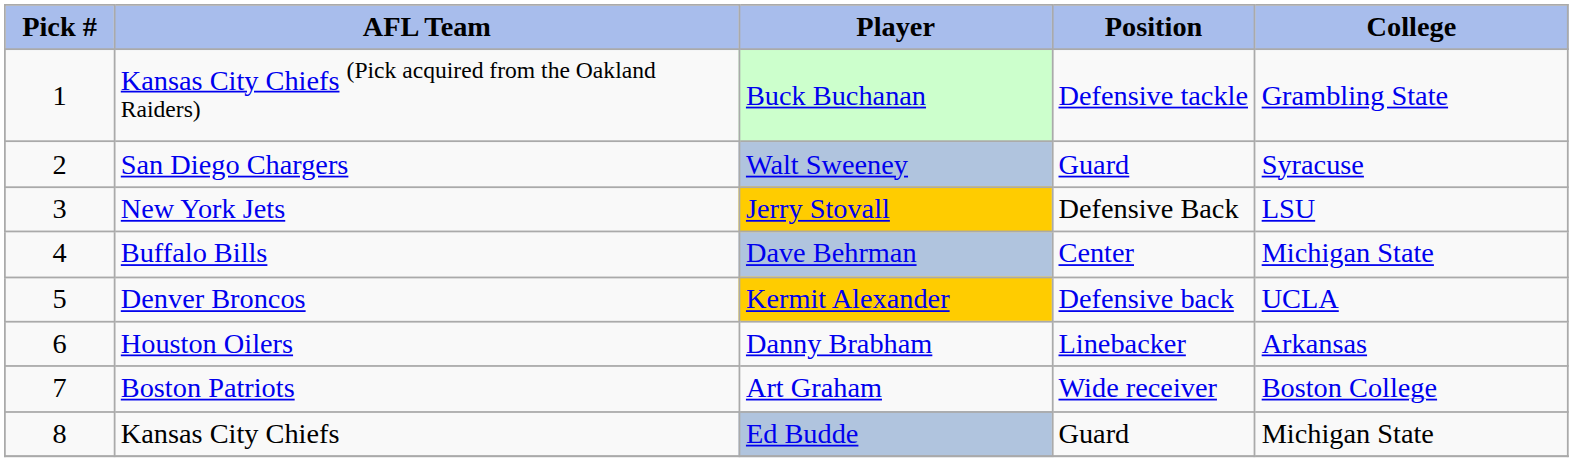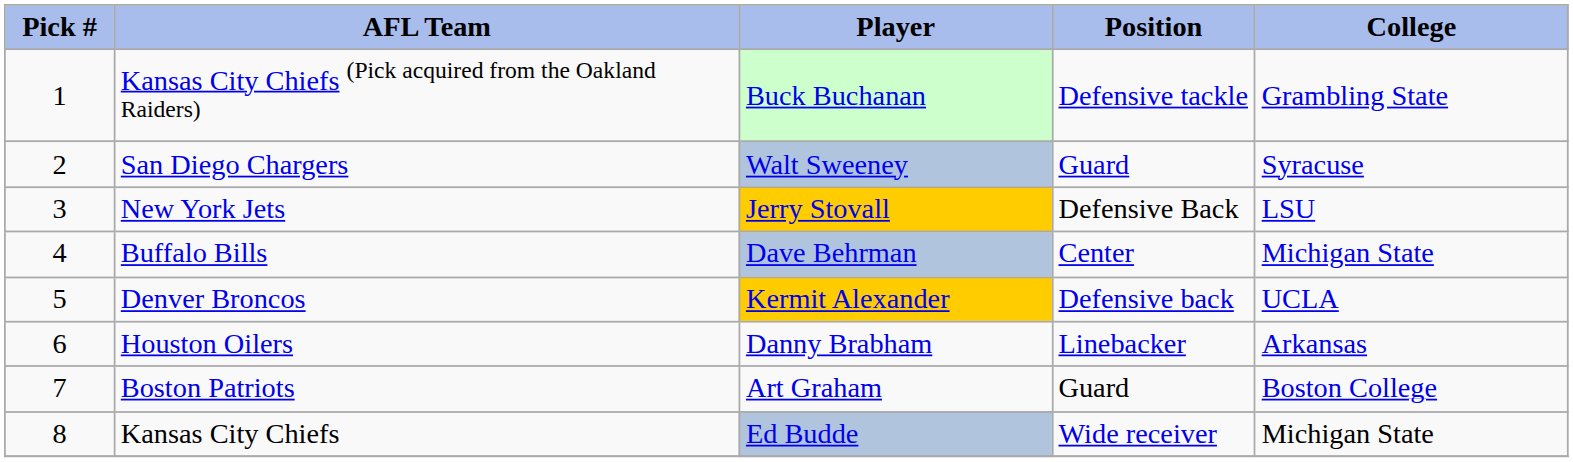(1138, 388) Wide receiver -> (1094, 388) Guard
(1094, 433) Guard -> (1138, 433) Wide receiver
